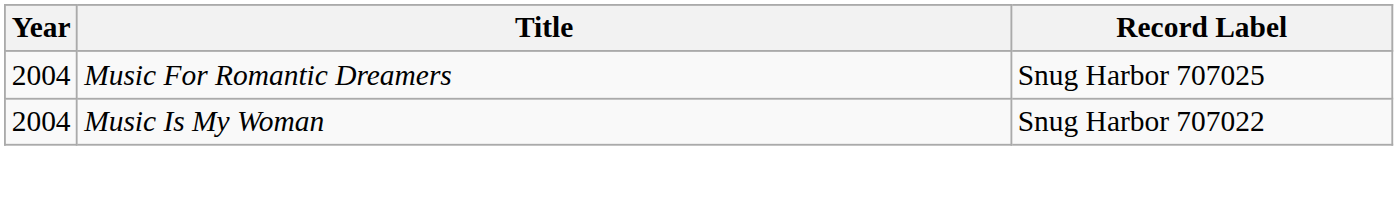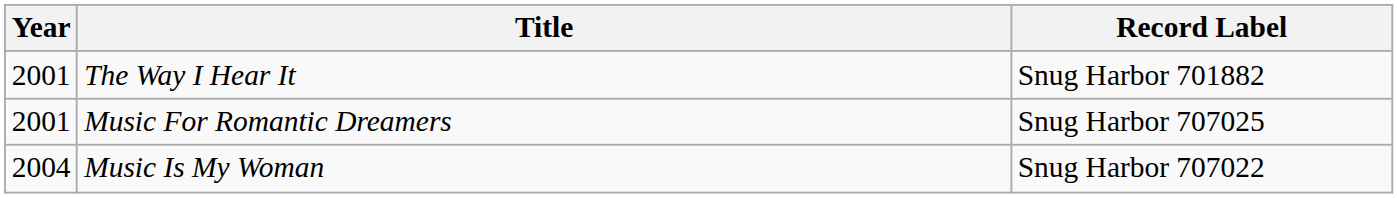+ row: (190, 74)
(41, 74) 2004 -> (41, 121) 2001
